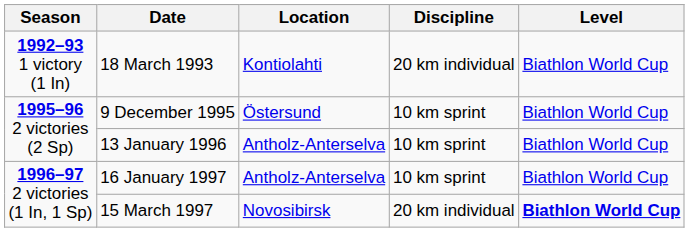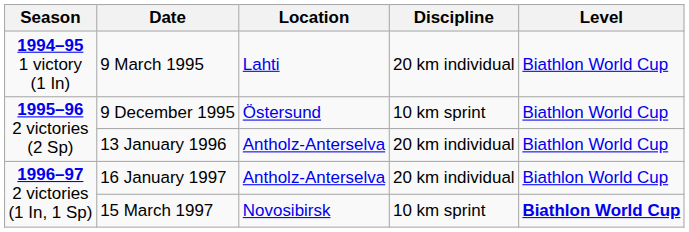- row: (157, 63)
+ row: (152, 63)
(439, 145) 10 km sprint -> (454, 145) 20 km individual
(439, 177) 10 km sprint -> (454, 177) 20 km individual
(454, 210) 20 km individual -> (439, 210) 10 km sprint
